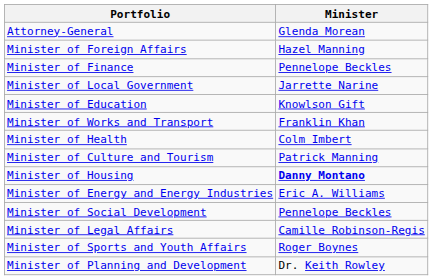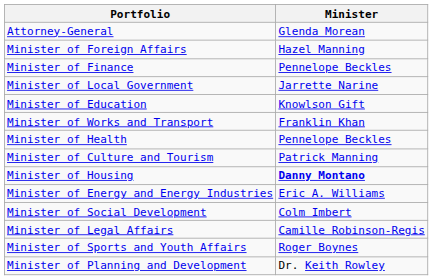(315, 139) Colm Imbert -> (335, 139) Pennelope Beckles
(335, 212) Pennelope Beckles -> (315, 212) Colm Imbert
